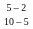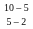rows swapped: (16, 21) <-> (16, 8)
